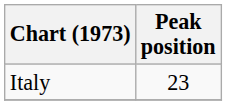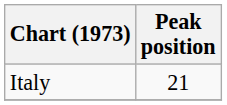(178, 81) 23 -> (178, 81) 21
